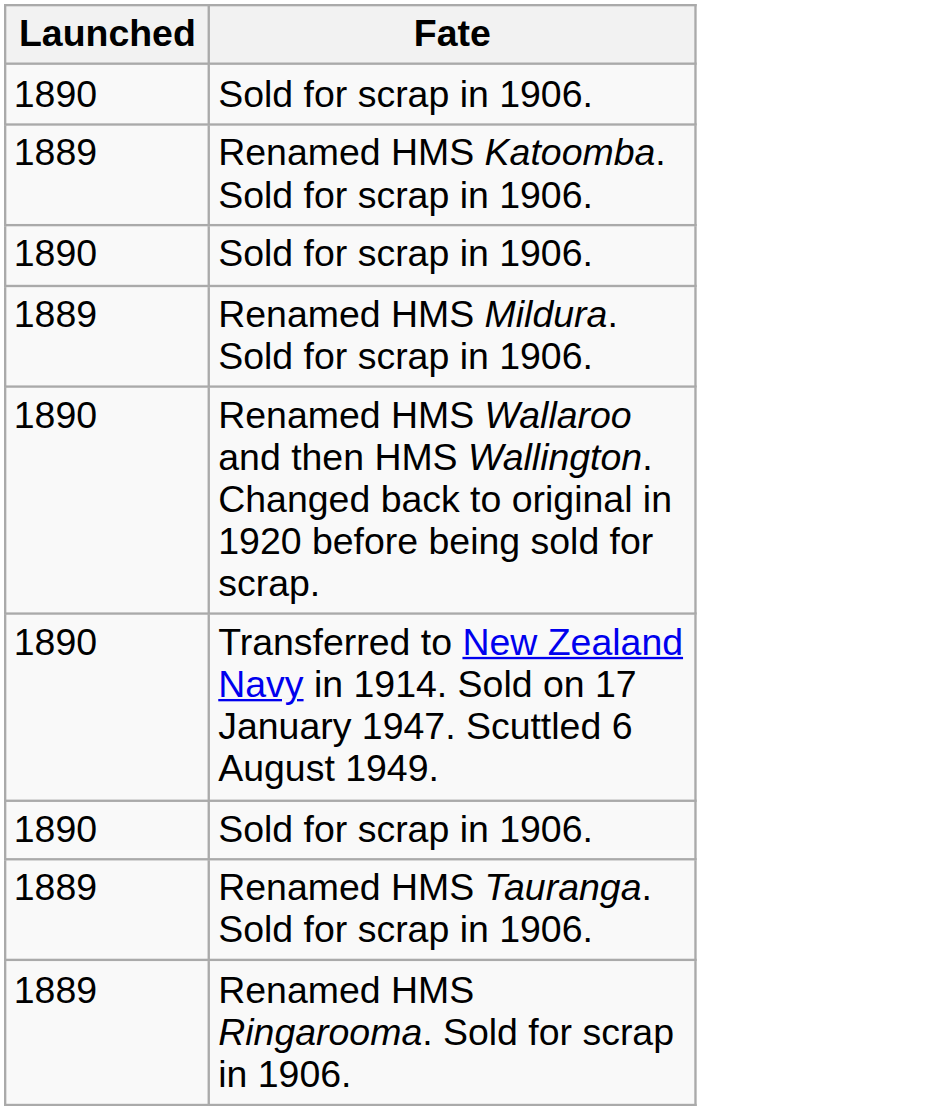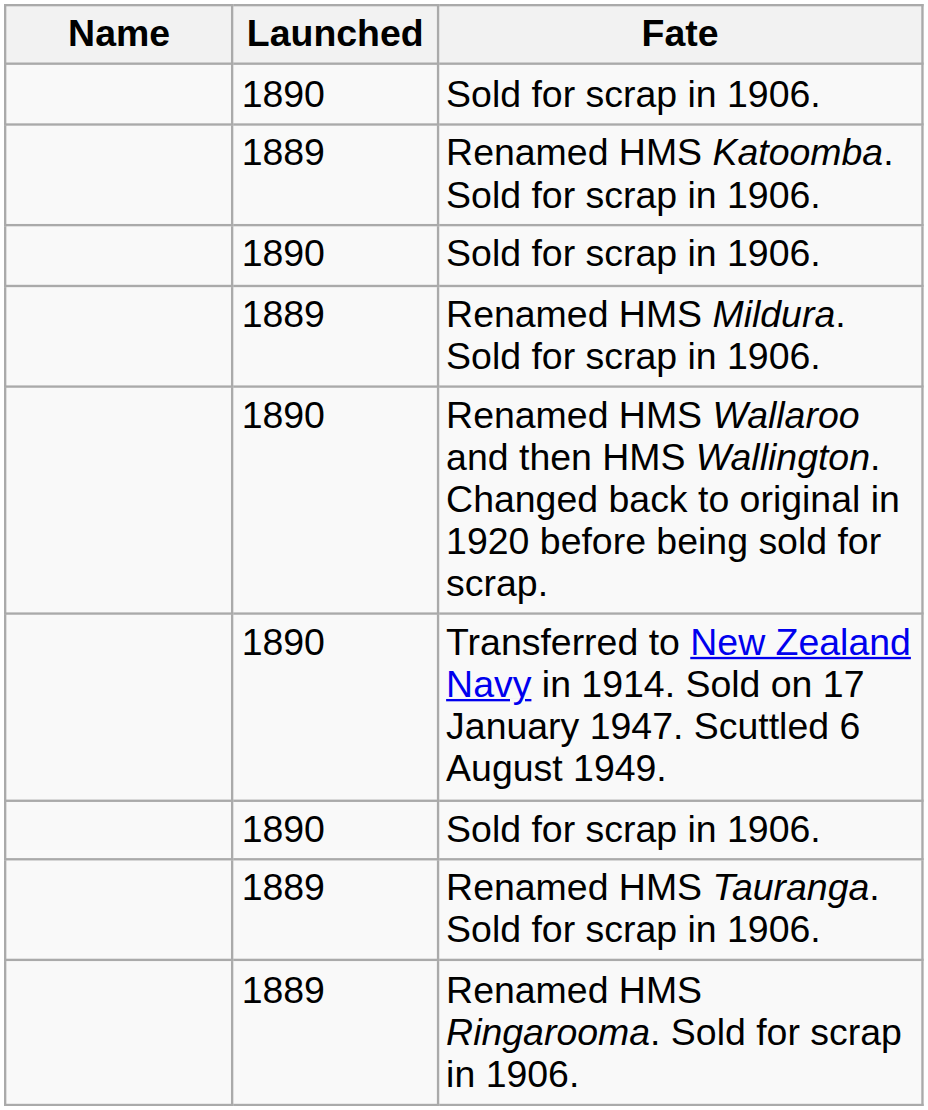+ column: (119, 34)
